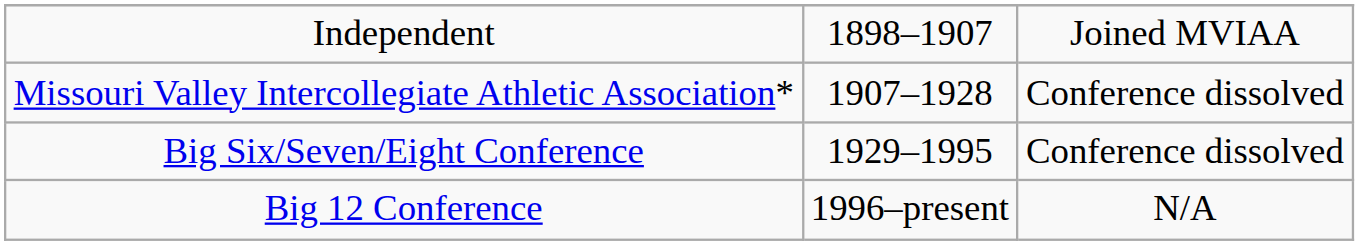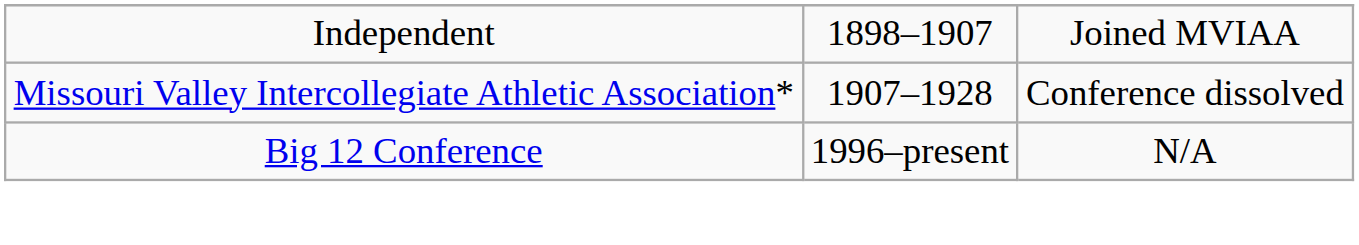- row: (404, 150)
